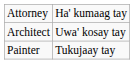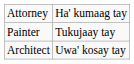rows swapped: (28, 31) <-> (23, 50)
